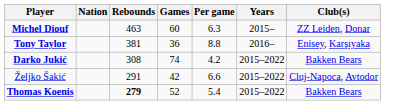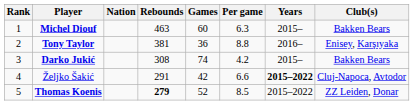+ column: (18, 12)
(334, 28) ZZ Leiden, Donar -> (362, 28) Bakken Bears
(262, 60) 2015–2022 -> (290, 60) 2015–
(262, 76) normal -> (290, 76) bold
(214, 92) 5.4 -> (242, 92) 8.5
(334, 92) Bakken Bears -> (362, 92) ZZ Leiden, Donar
